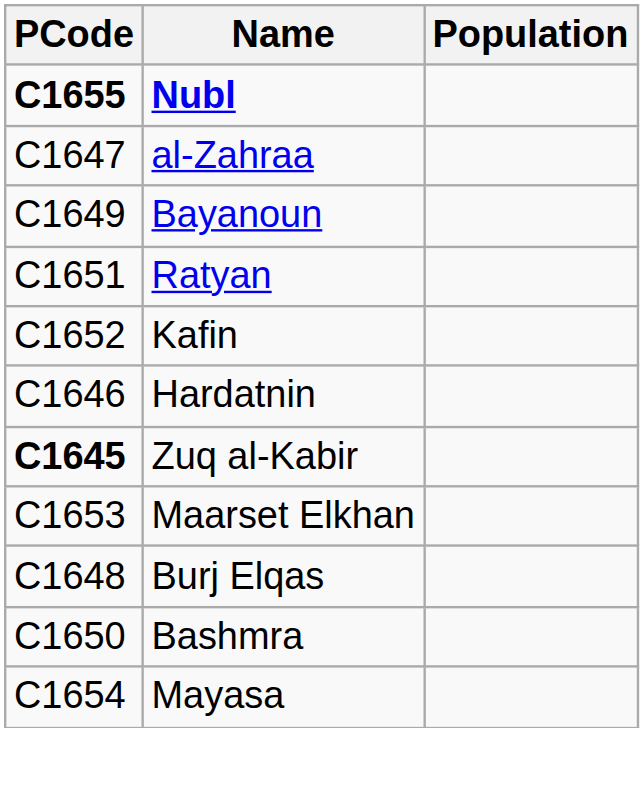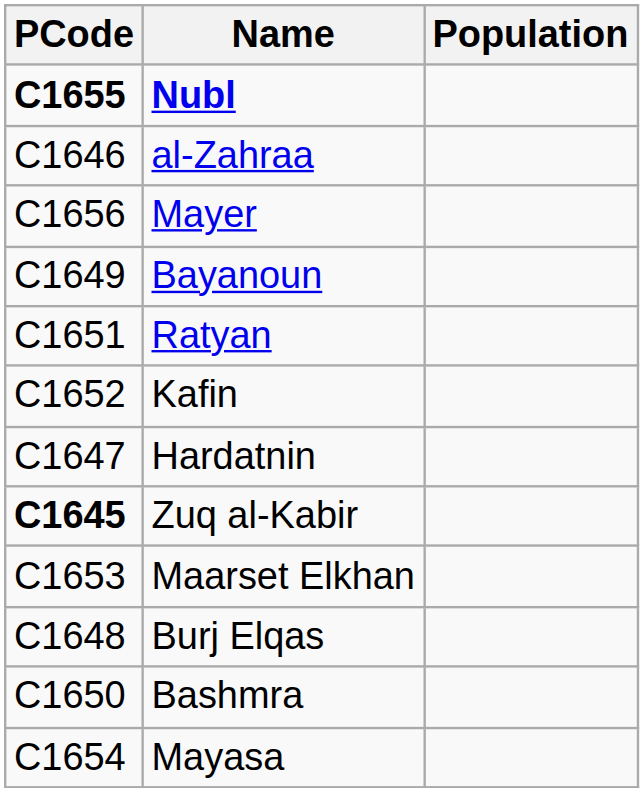(70, 154) C1647 -> (70, 154) C1646
+ row: (204, 214)
(70, 395) C1646 -> (70, 455) C1647
